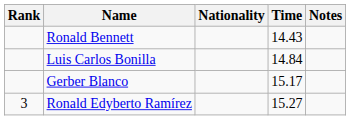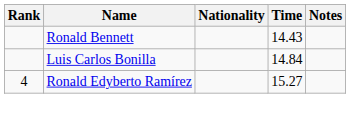- row: (87, 81)
(24, 103) 3 -> (24, 81) 4
